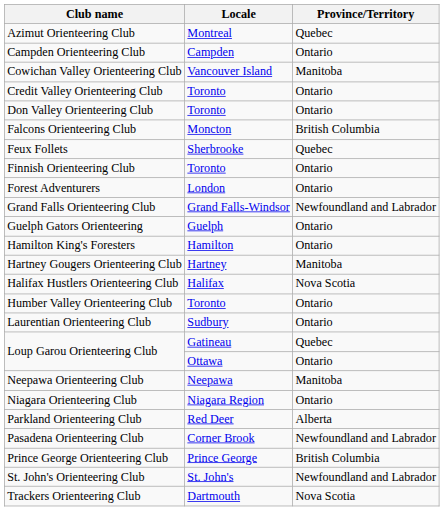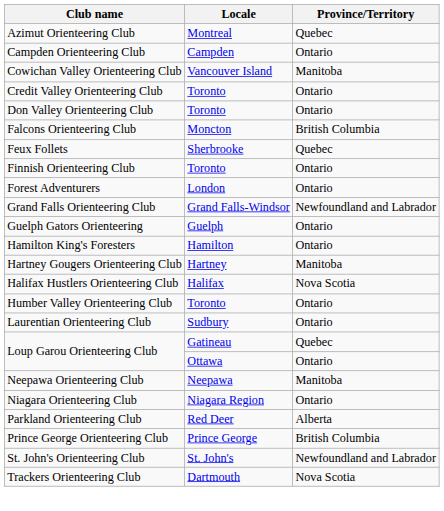- row: (75, 438)
